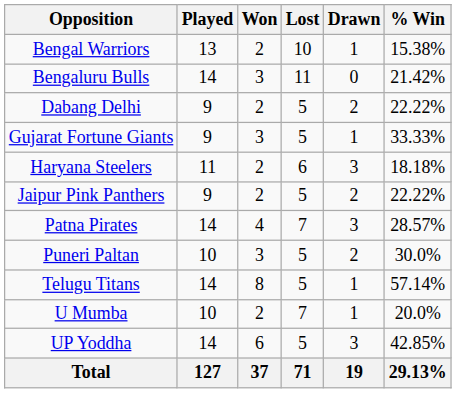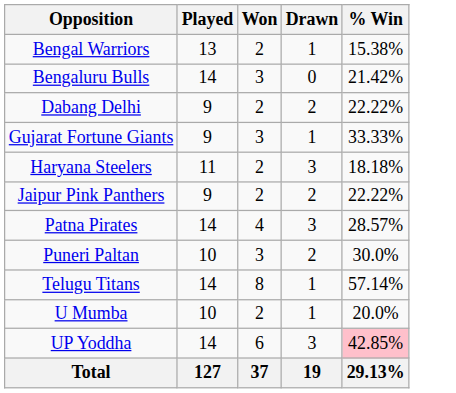- column: (303, 19)
(418, 343) no background -> (376, 343) pink background
